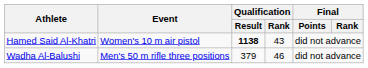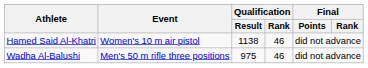(248, 41) bold -> (248, 41) normal
(279, 41) 43 -> (279, 41) 46
(248, 56) 379 -> (248, 56) 975
